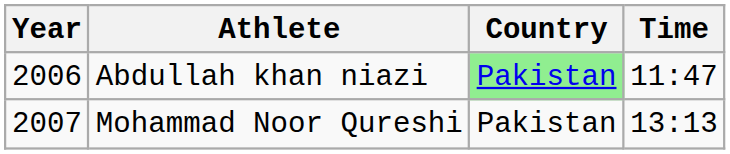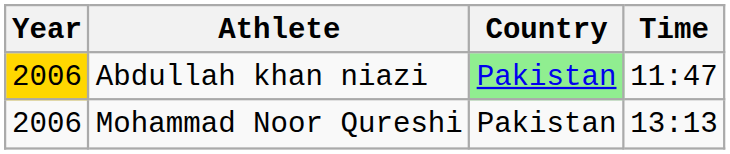(47, 76) no background -> (47, 76) gold background
(47, 124) 2007 -> (47, 124) 2006
